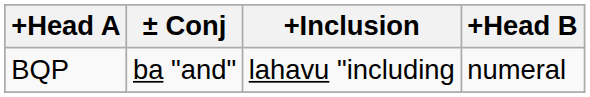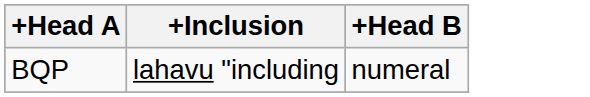- column: (185, 26)
